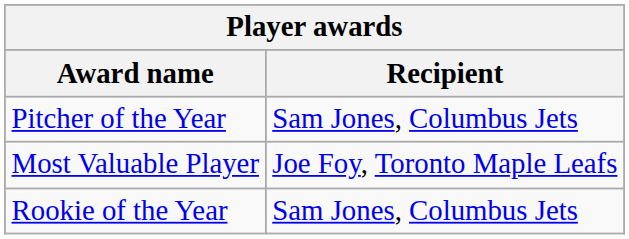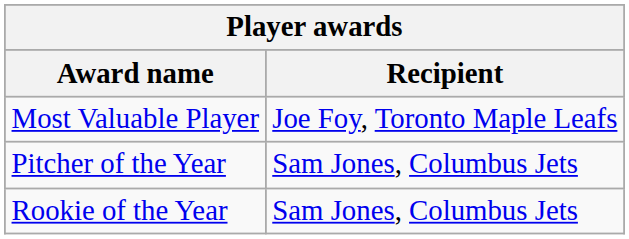rows swapped: (135, 164) <-> (119, 118)
